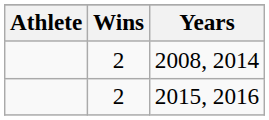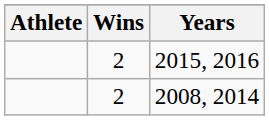rows swapped: (207, 59) <-> (207, 96)
